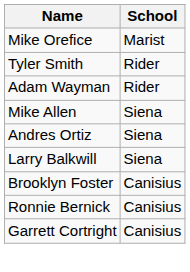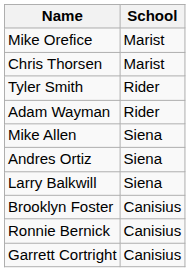+ row: (55, 64)
